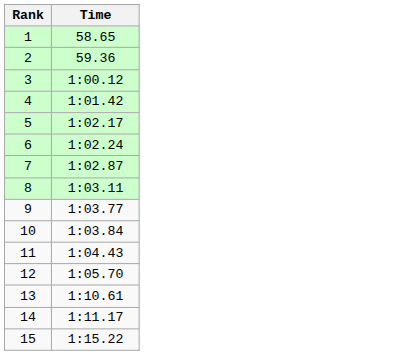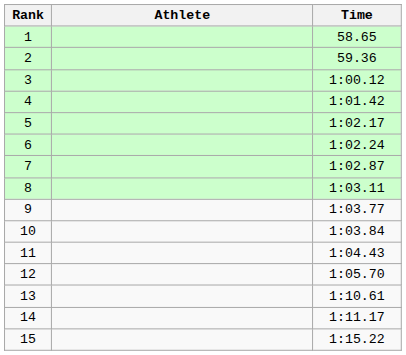+ column: (182, 15)
